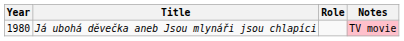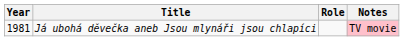(18, 28) 1980 -> (18, 28) 1981
